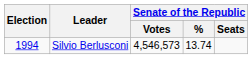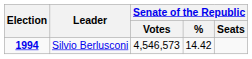(27, 45) normal -> (27, 45) bold
(199, 45) 13.74 -> (199, 45) 14.42
